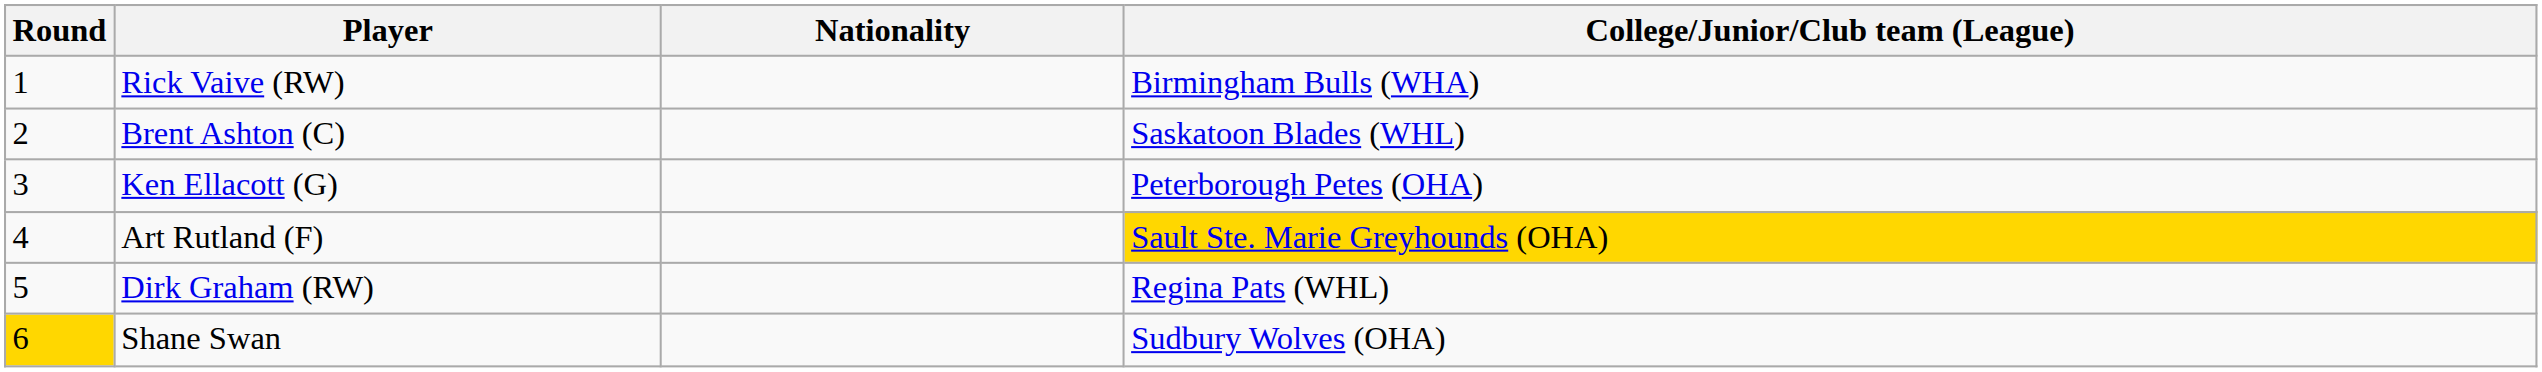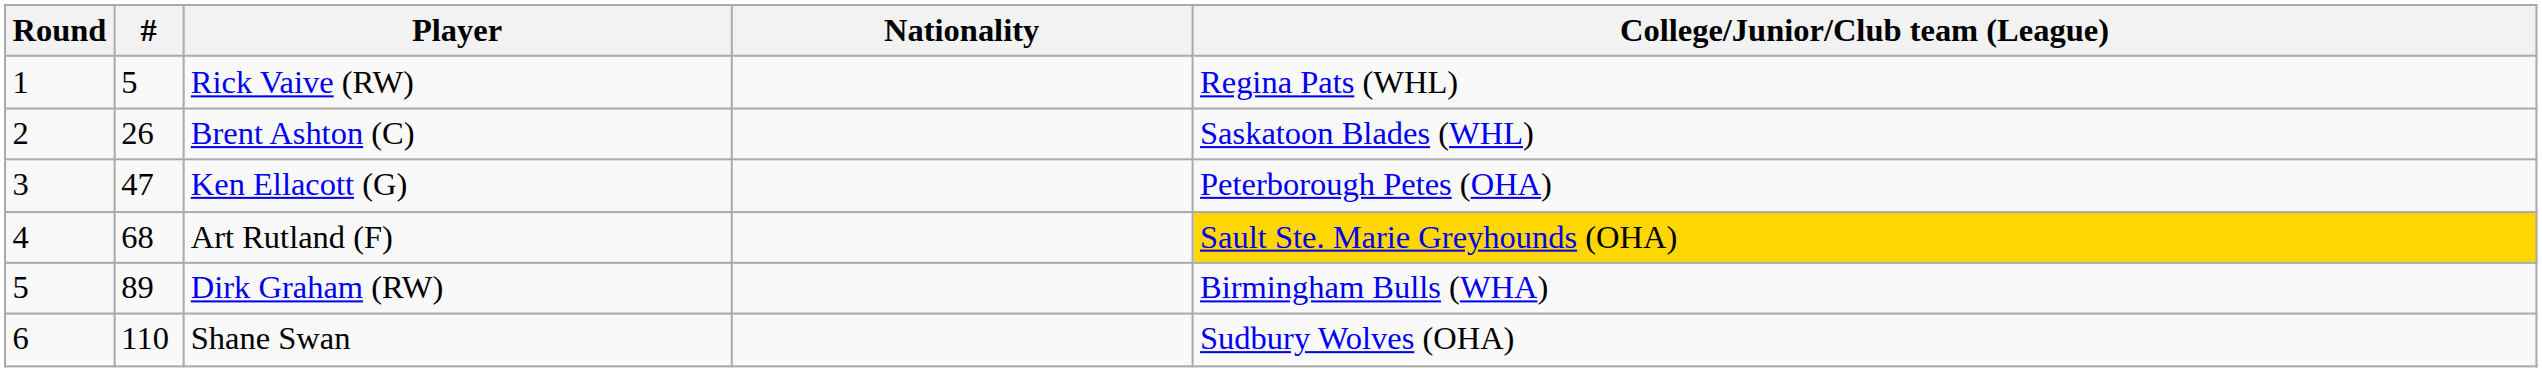+ column: (149, 30)
(1305, 81) Birmingham Bulls (WHA) -> (1329, 81) Regina Pats (WHL)
(1260, 287) Regina Pats (WHL) -> (1374, 287) Birmingham Bulls (WHA)
(21, 339) gold background -> (21, 339) no background
